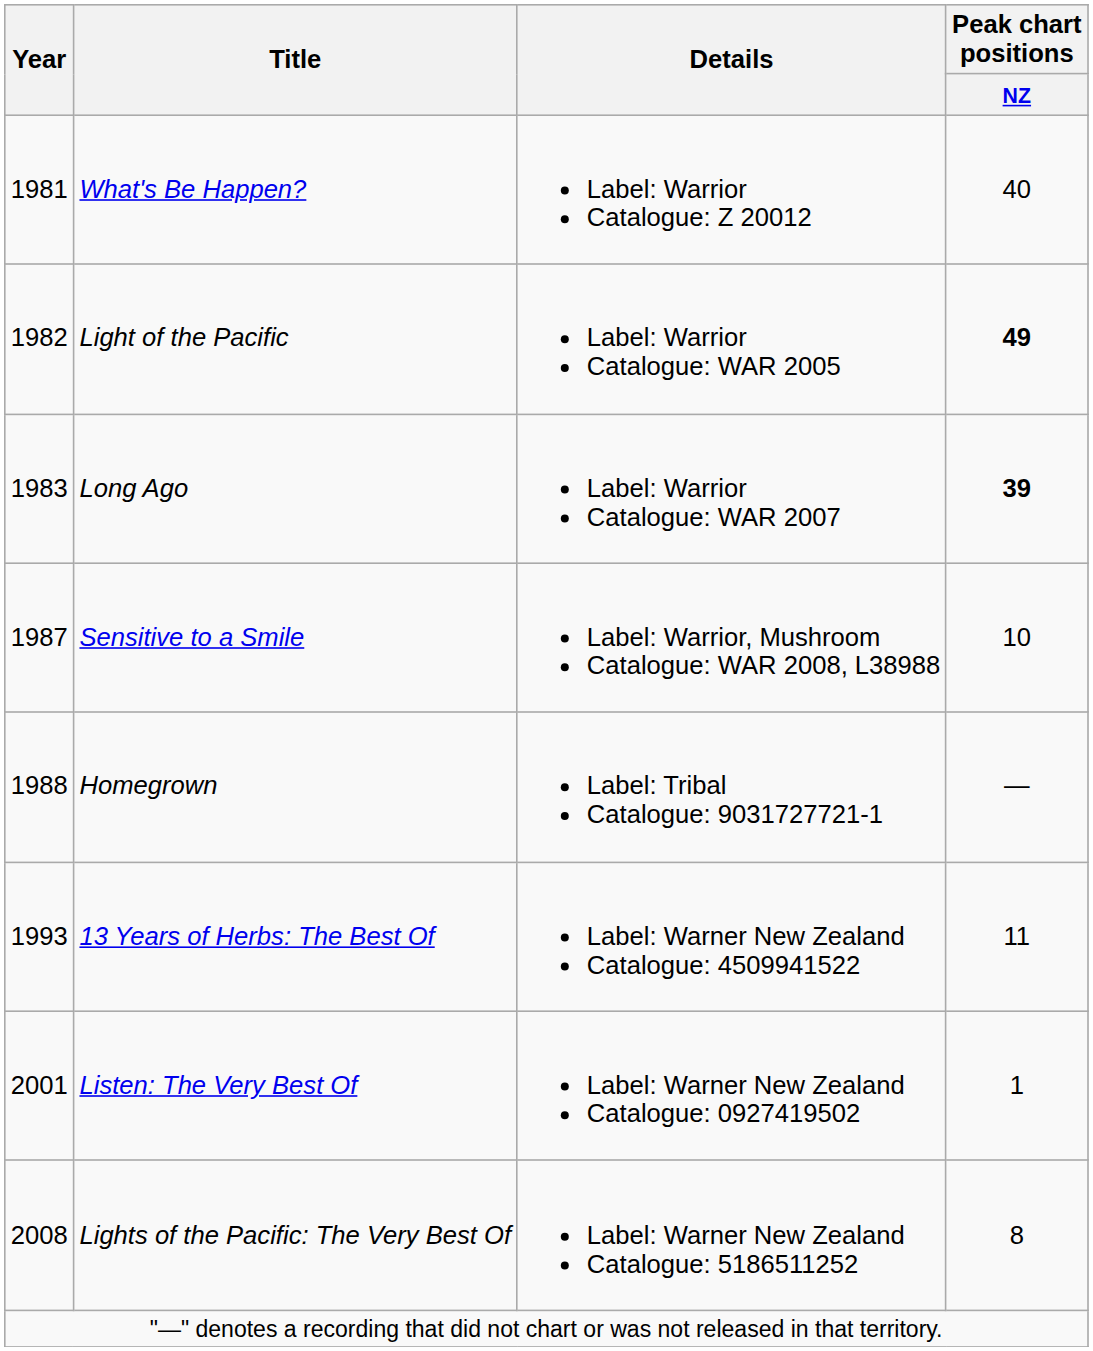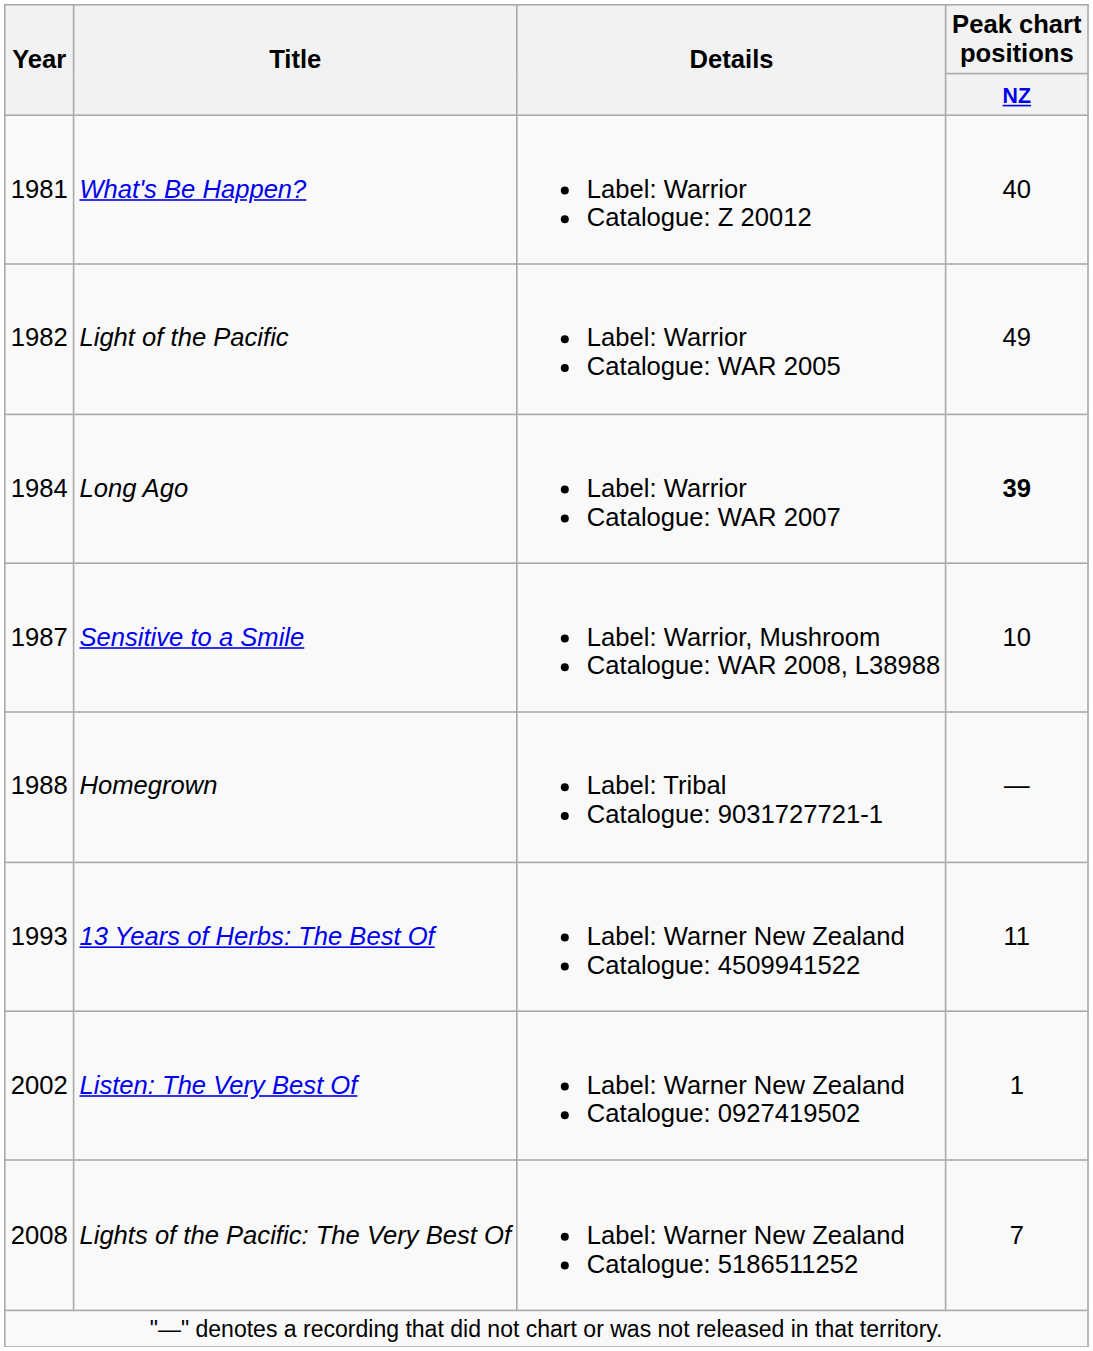(1017, 338) bold -> (1017, 338) normal
(39, 487) 1983 -> (39, 487) 1984
(39, 1085) 2001 -> (39, 1085) 2002
(1017, 1234) 8 -> (1017, 1234) 7
